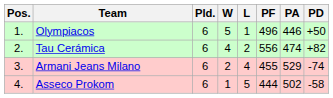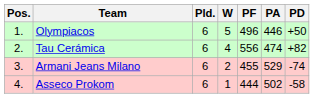- column: (247, 13)
